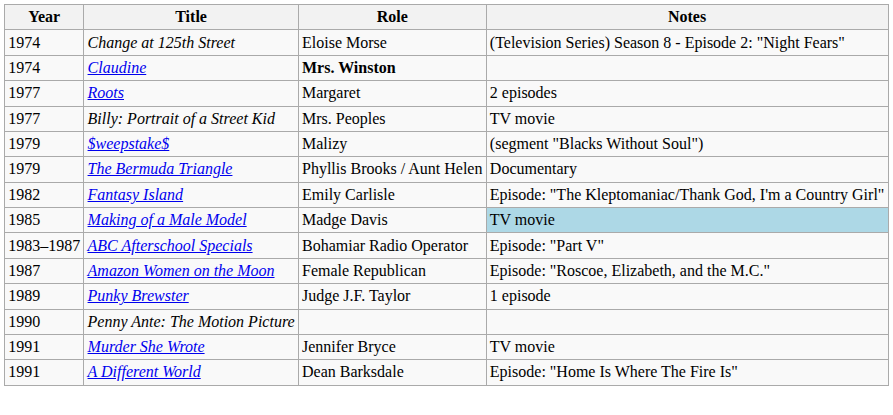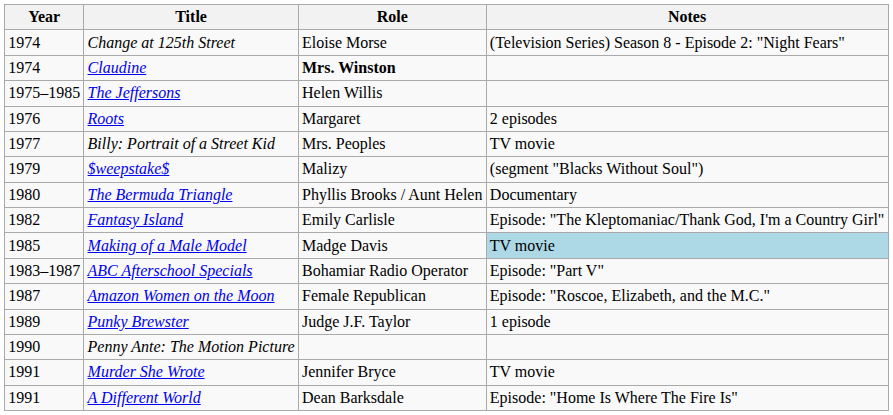+ row: (134, 93)
(24, 93) 1977 -> (24, 118) 1976
(24, 169) 1979 -> (24, 194) 1980
